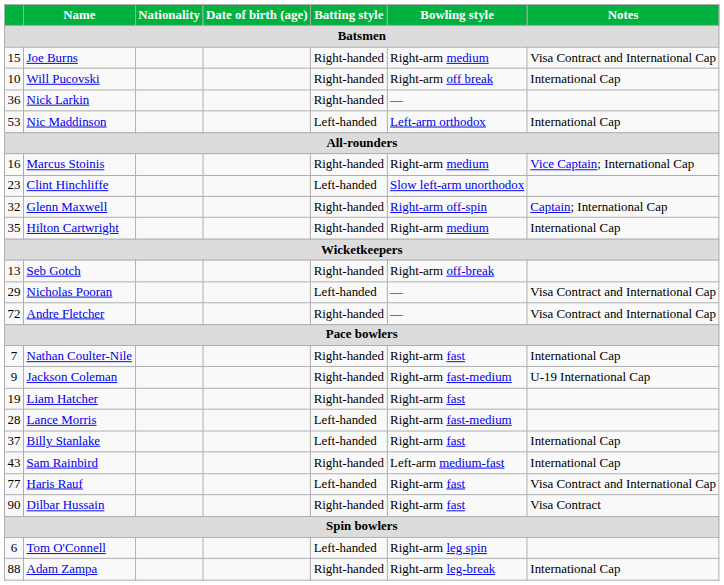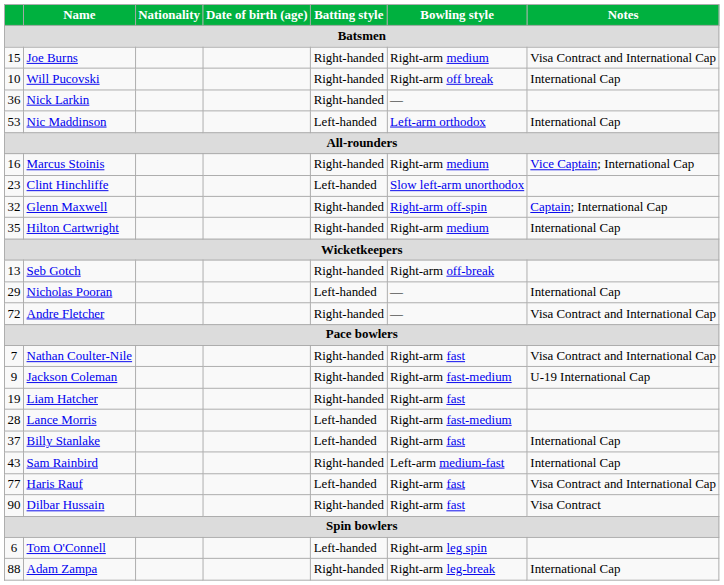(623, 291) Visa Contract and International Cap -> (575, 291) International Cap
(575, 355) International Cap -> (623, 355) Visa Contract and International Cap
